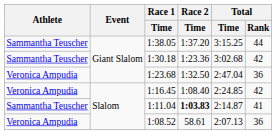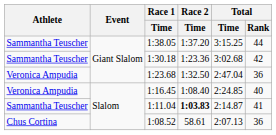(258, 91) 42 -> (258, 91) 40
(42, 122) Veronica Ampudia -> (32, 122) Chus Cortina
